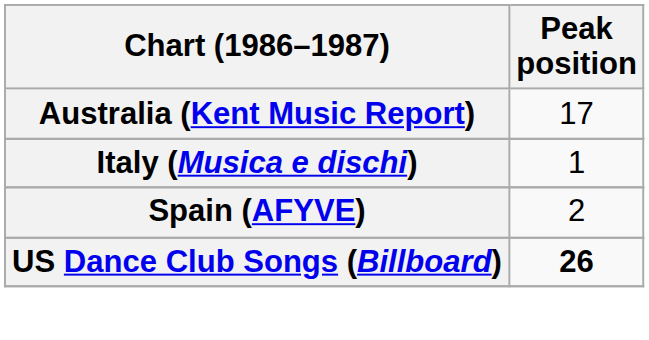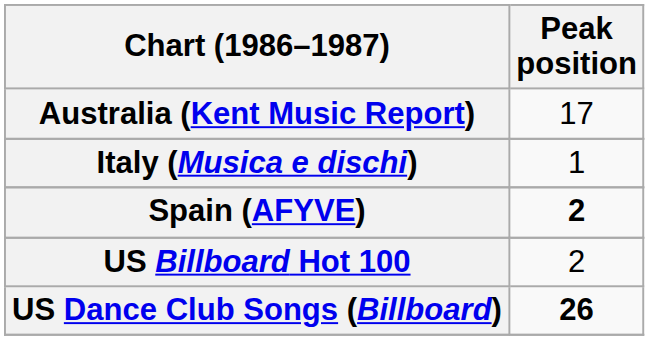(577, 211) normal -> (577, 211) bold
+ row: (257, 260)
